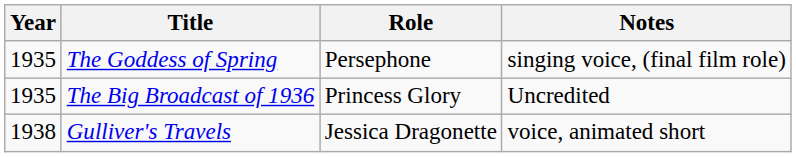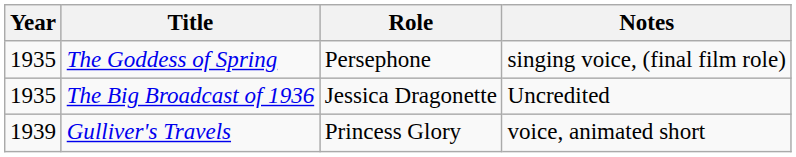(393, 95) Princess Glory -> (411, 95) Jessica Dragonette
(33, 132) 1938 -> (33, 132) 1939
(411, 132) Jessica Dragonette -> (393, 132) Princess Glory
